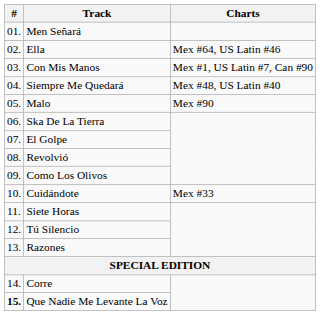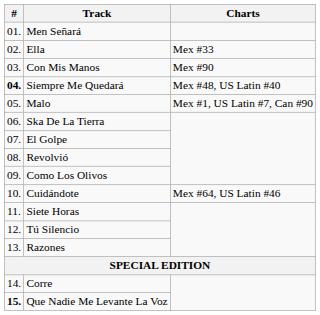(227, 49) Mex #64, US Latin #46 -> (193, 49) Mex #33
(243, 67) Mex #1, US Latin #7, Can #90 -> (193, 67) Mex #90
(14, 85) normal -> (14, 85) bold
(193, 103) Mex #90 -> (243, 103) Mex #1, US Latin #7, Can #90
(193, 193) Mex #33 -> (227, 193) Mex #64, US Latin #46
